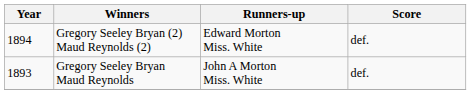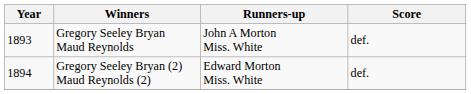rows swapped: (111, 73) <-> (119, 40)
